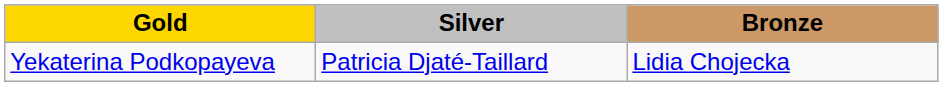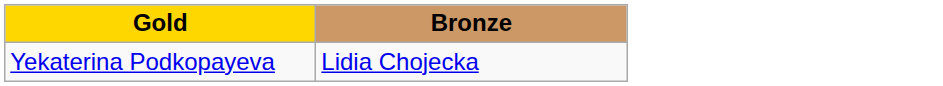- column: (471, 23)
